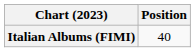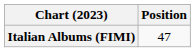(164, 36) 40 -> (164, 36) 47
